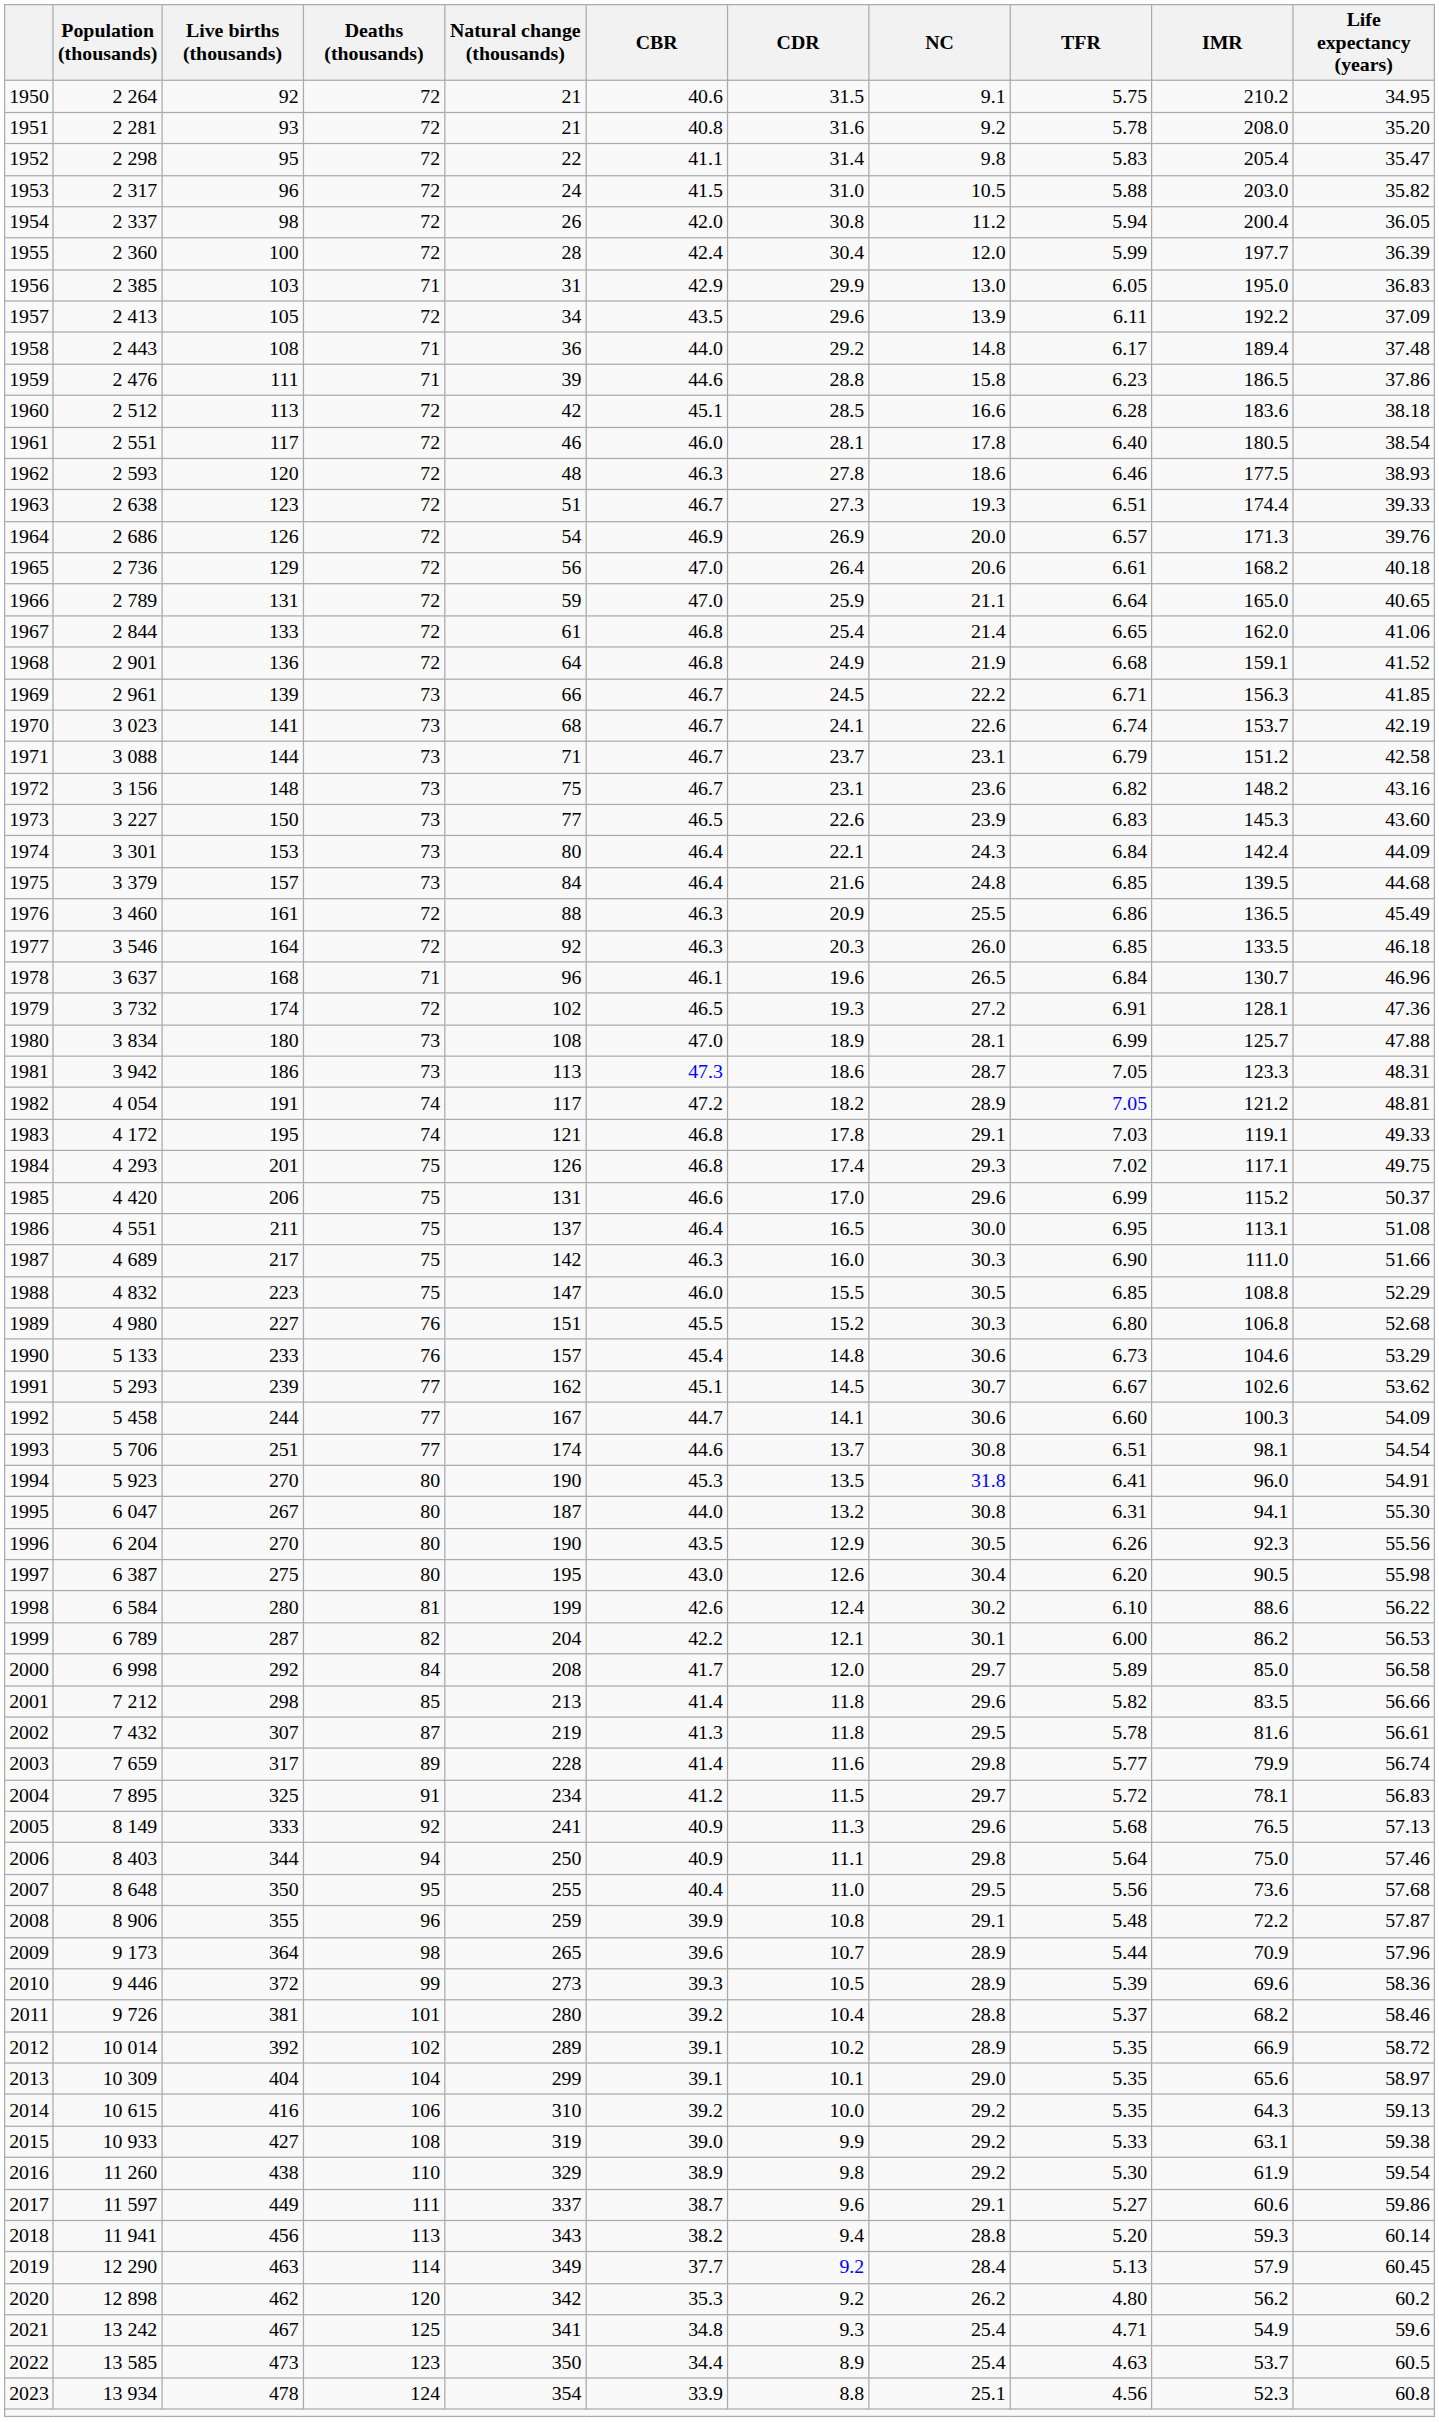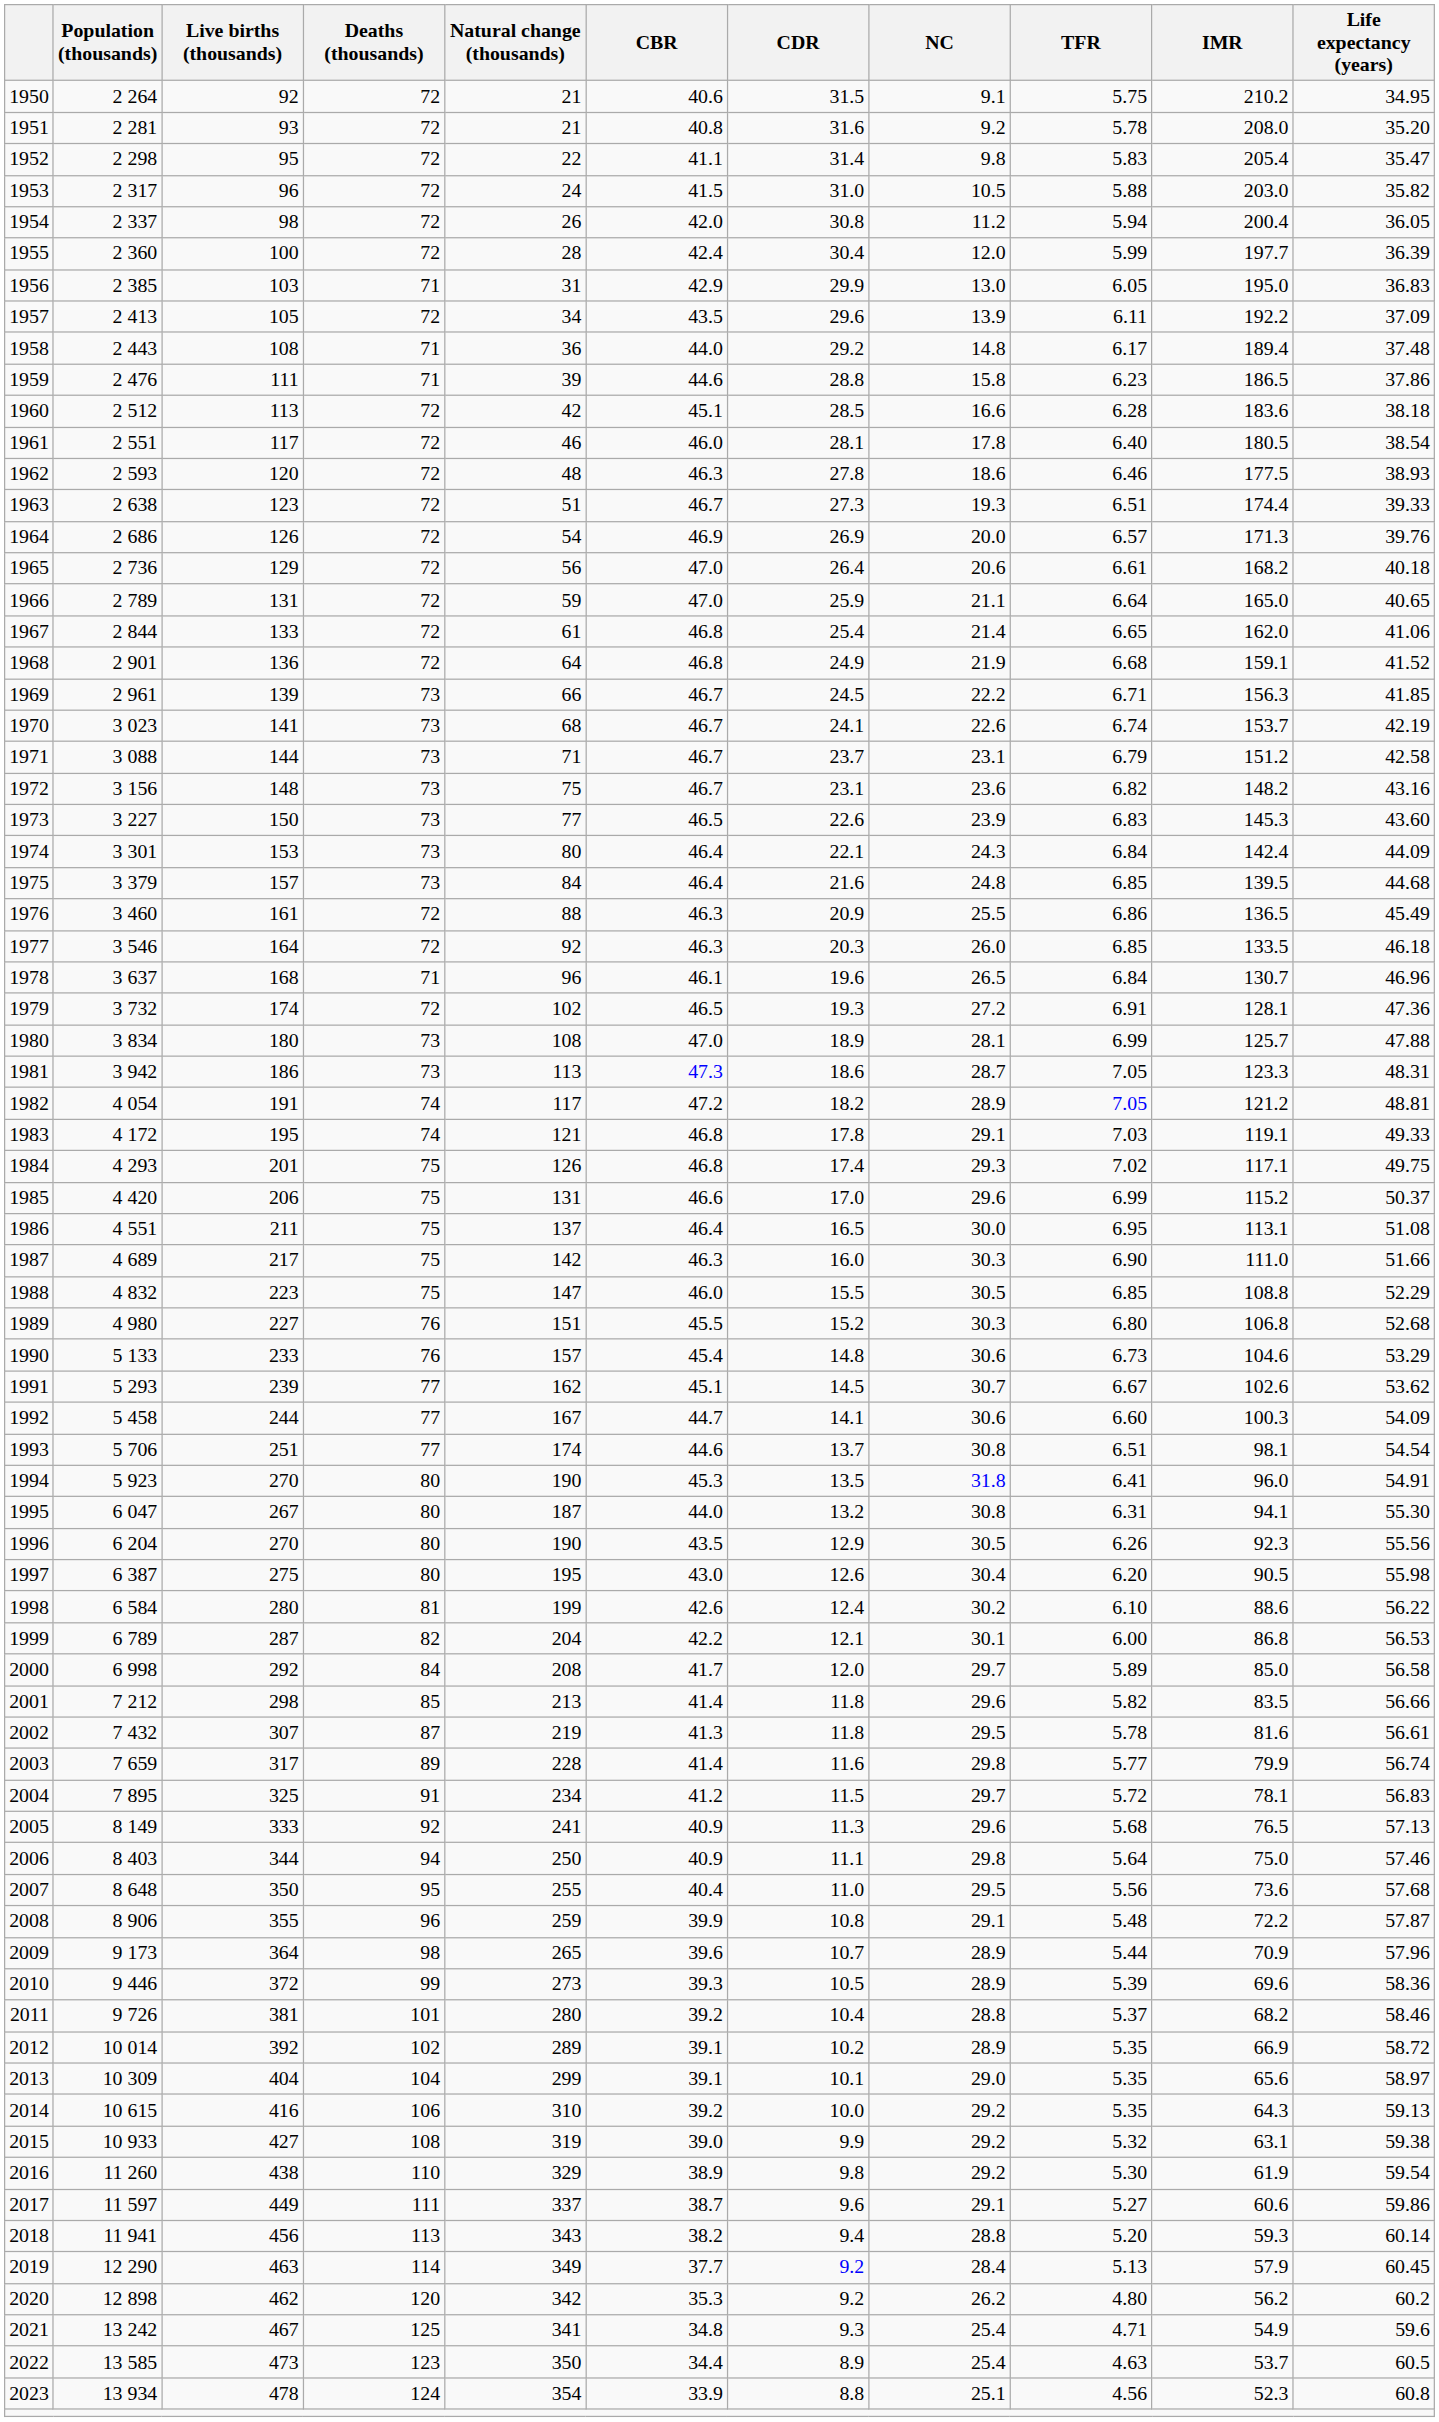(1271, 1638) 86.2 -> (1271, 1638) 86.8
(1130, 2141) 5.33 -> (1130, 2141) 5.32
